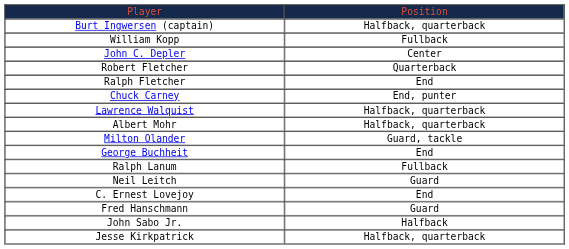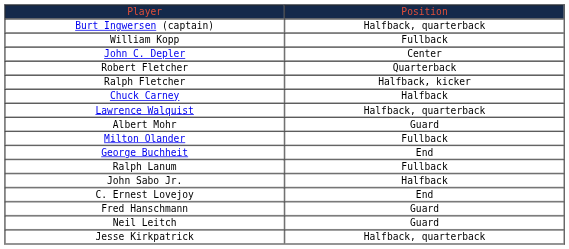(425, 82) End -> (425, 82) Halfback, kicker
(425, 96) End, punter -> (425, 96) Halfback
(425, 124) Halfback, quarterback -> (425, 124) Guard
(425, 138) Guard, tackle -> (425, 138) Fullback
rows swapped: (145, 180) <-> (145, 223)
